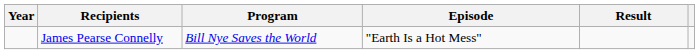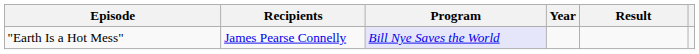columns swapped: (21, 15) <-> (471, 15)
(251, 37) no background -> (434, 37) lavender background
